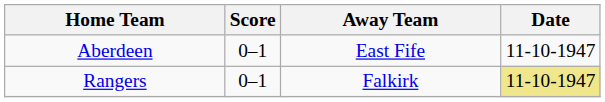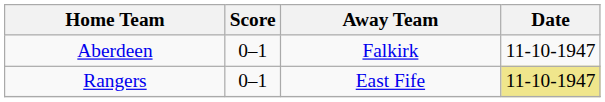(390, 50) East Fife -> (390, 50) Falkirk
(390, 81) Falkirk -> (390, 81) East Fife
